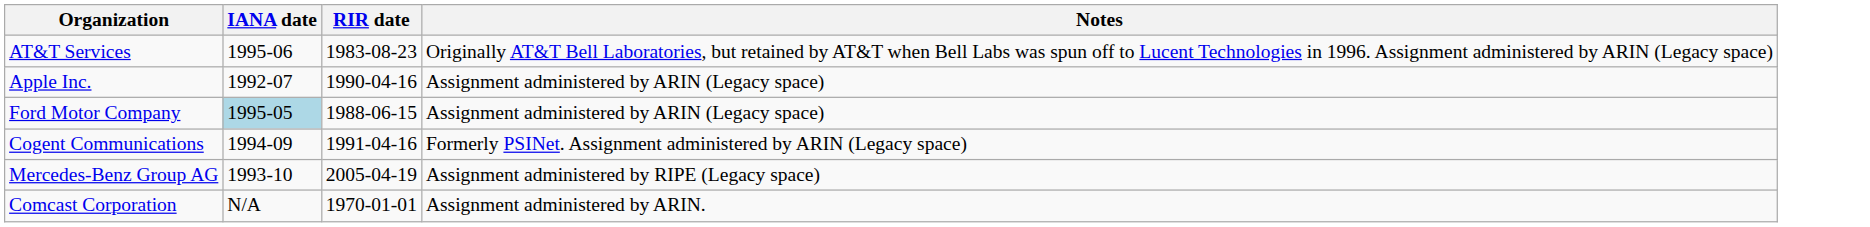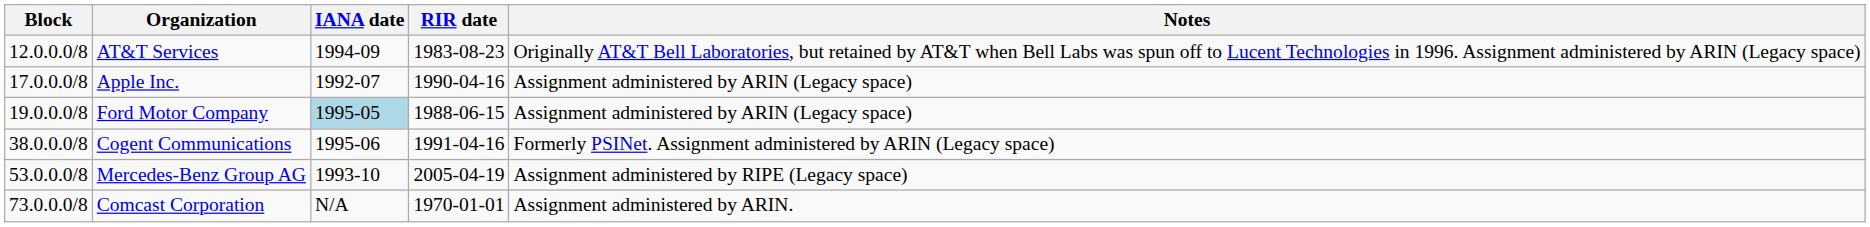+ column: (48, 19)
(260, 50) 1995-06 -> (347, 50) 1994-09
(260, 143) 1994-09 -> (347, 143) 1995-06
